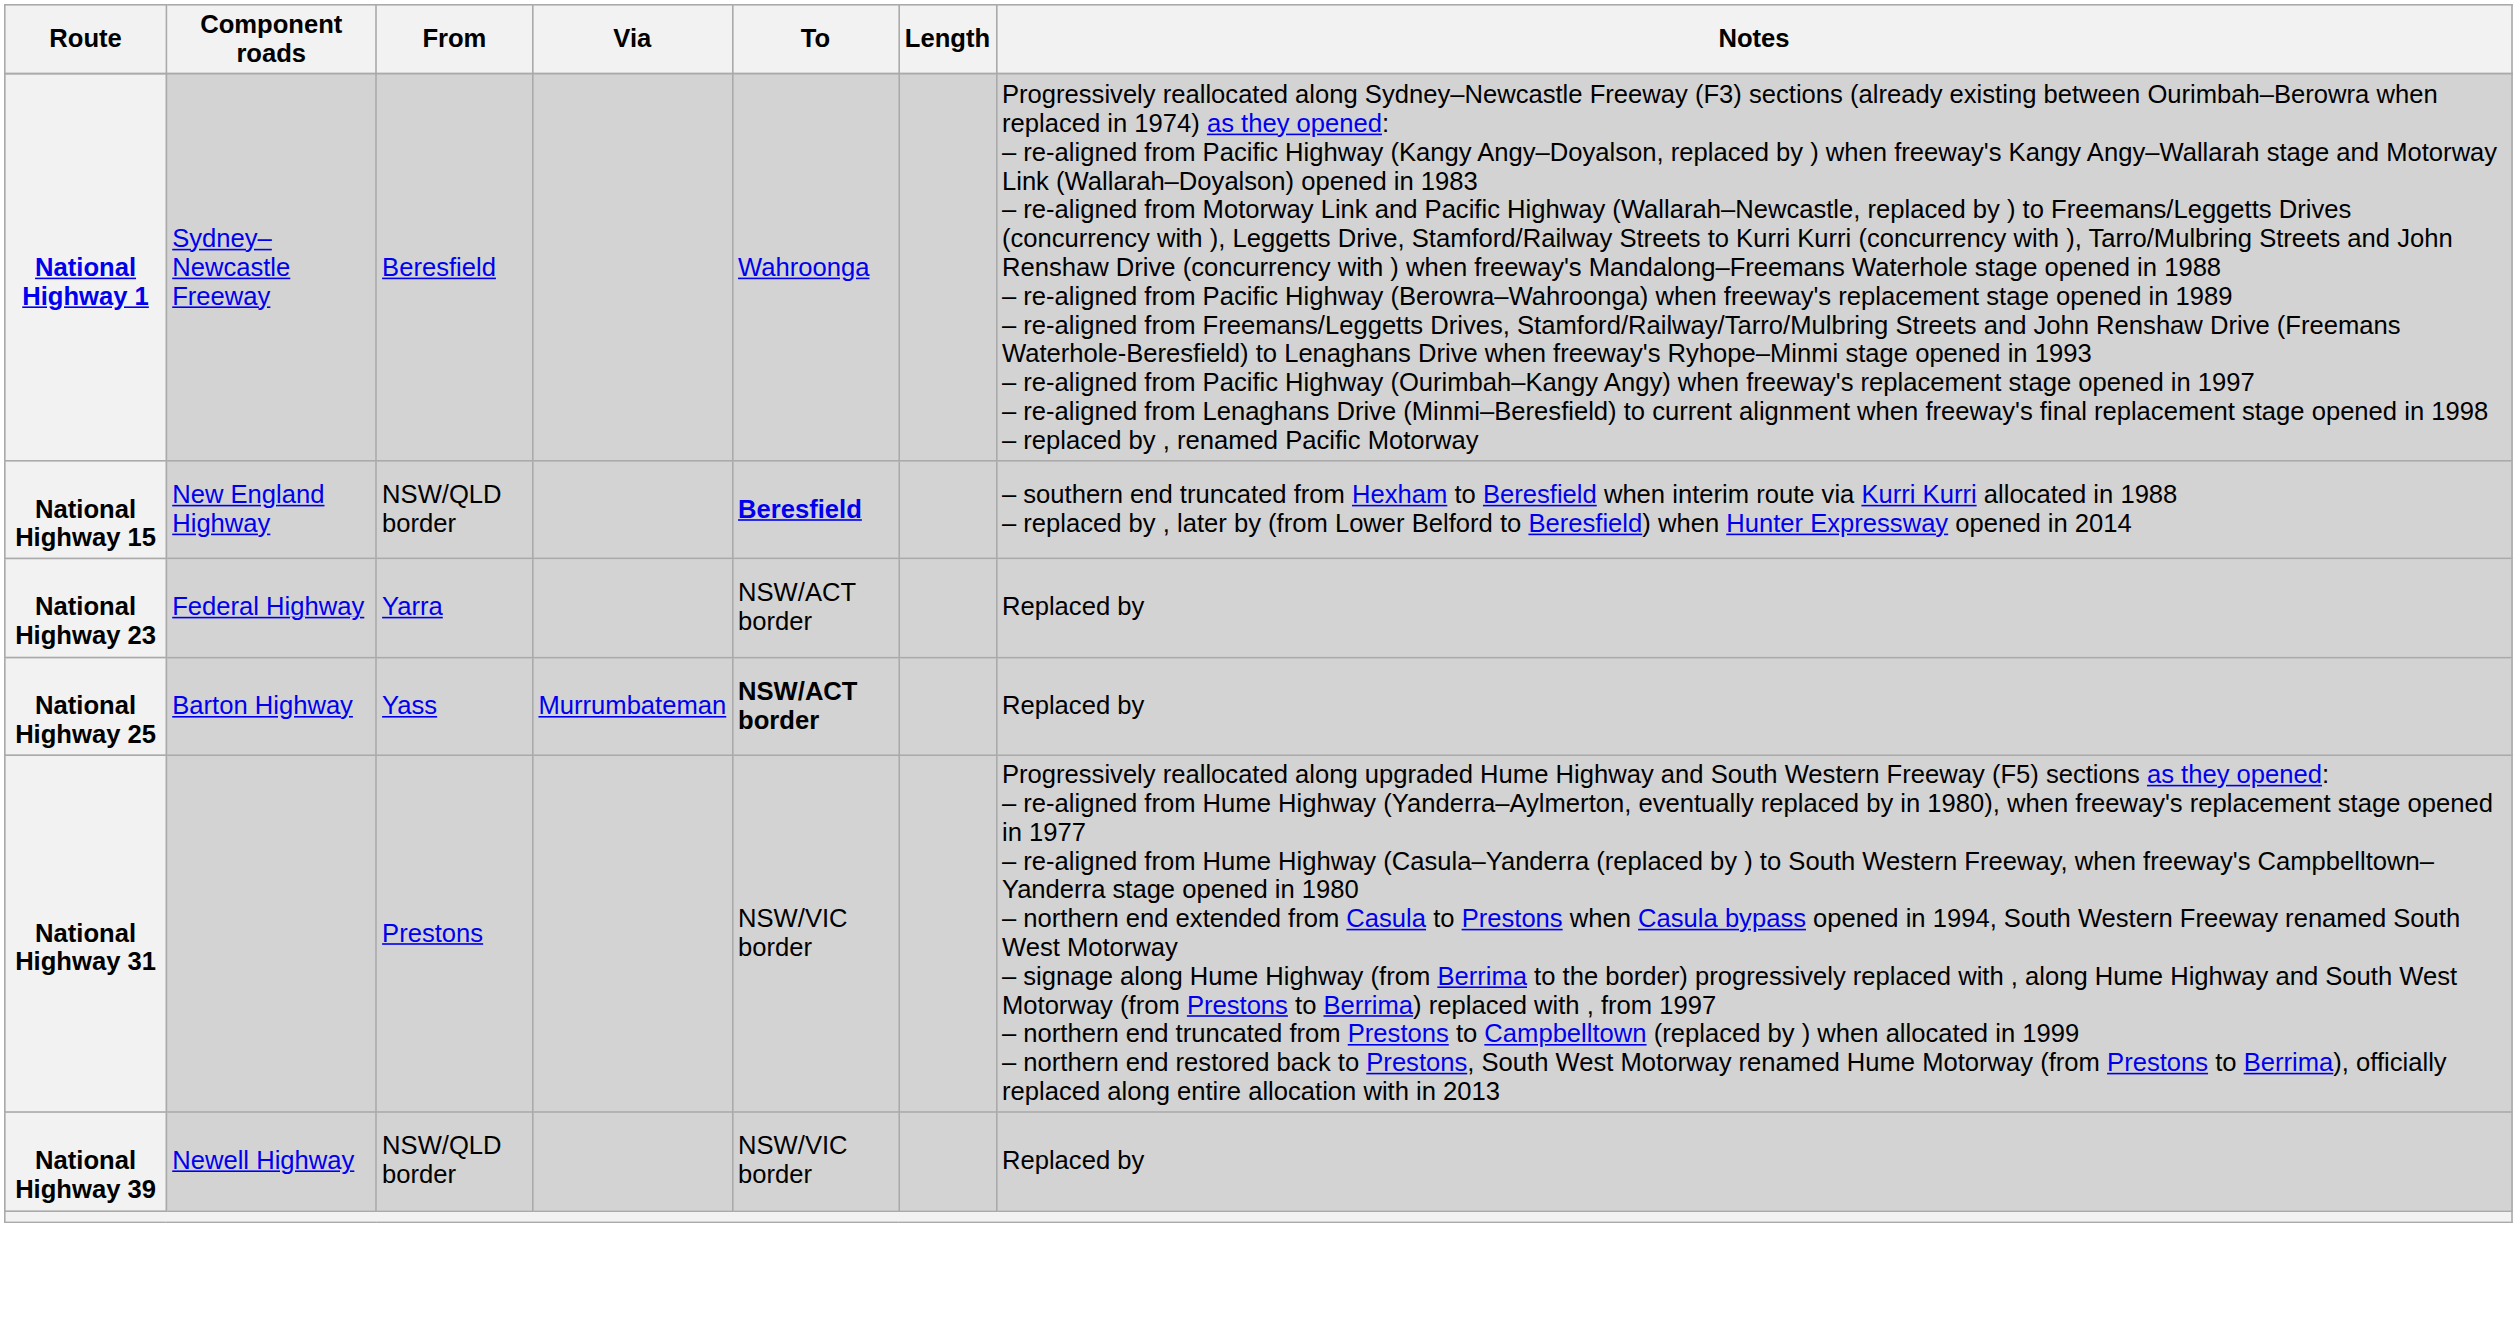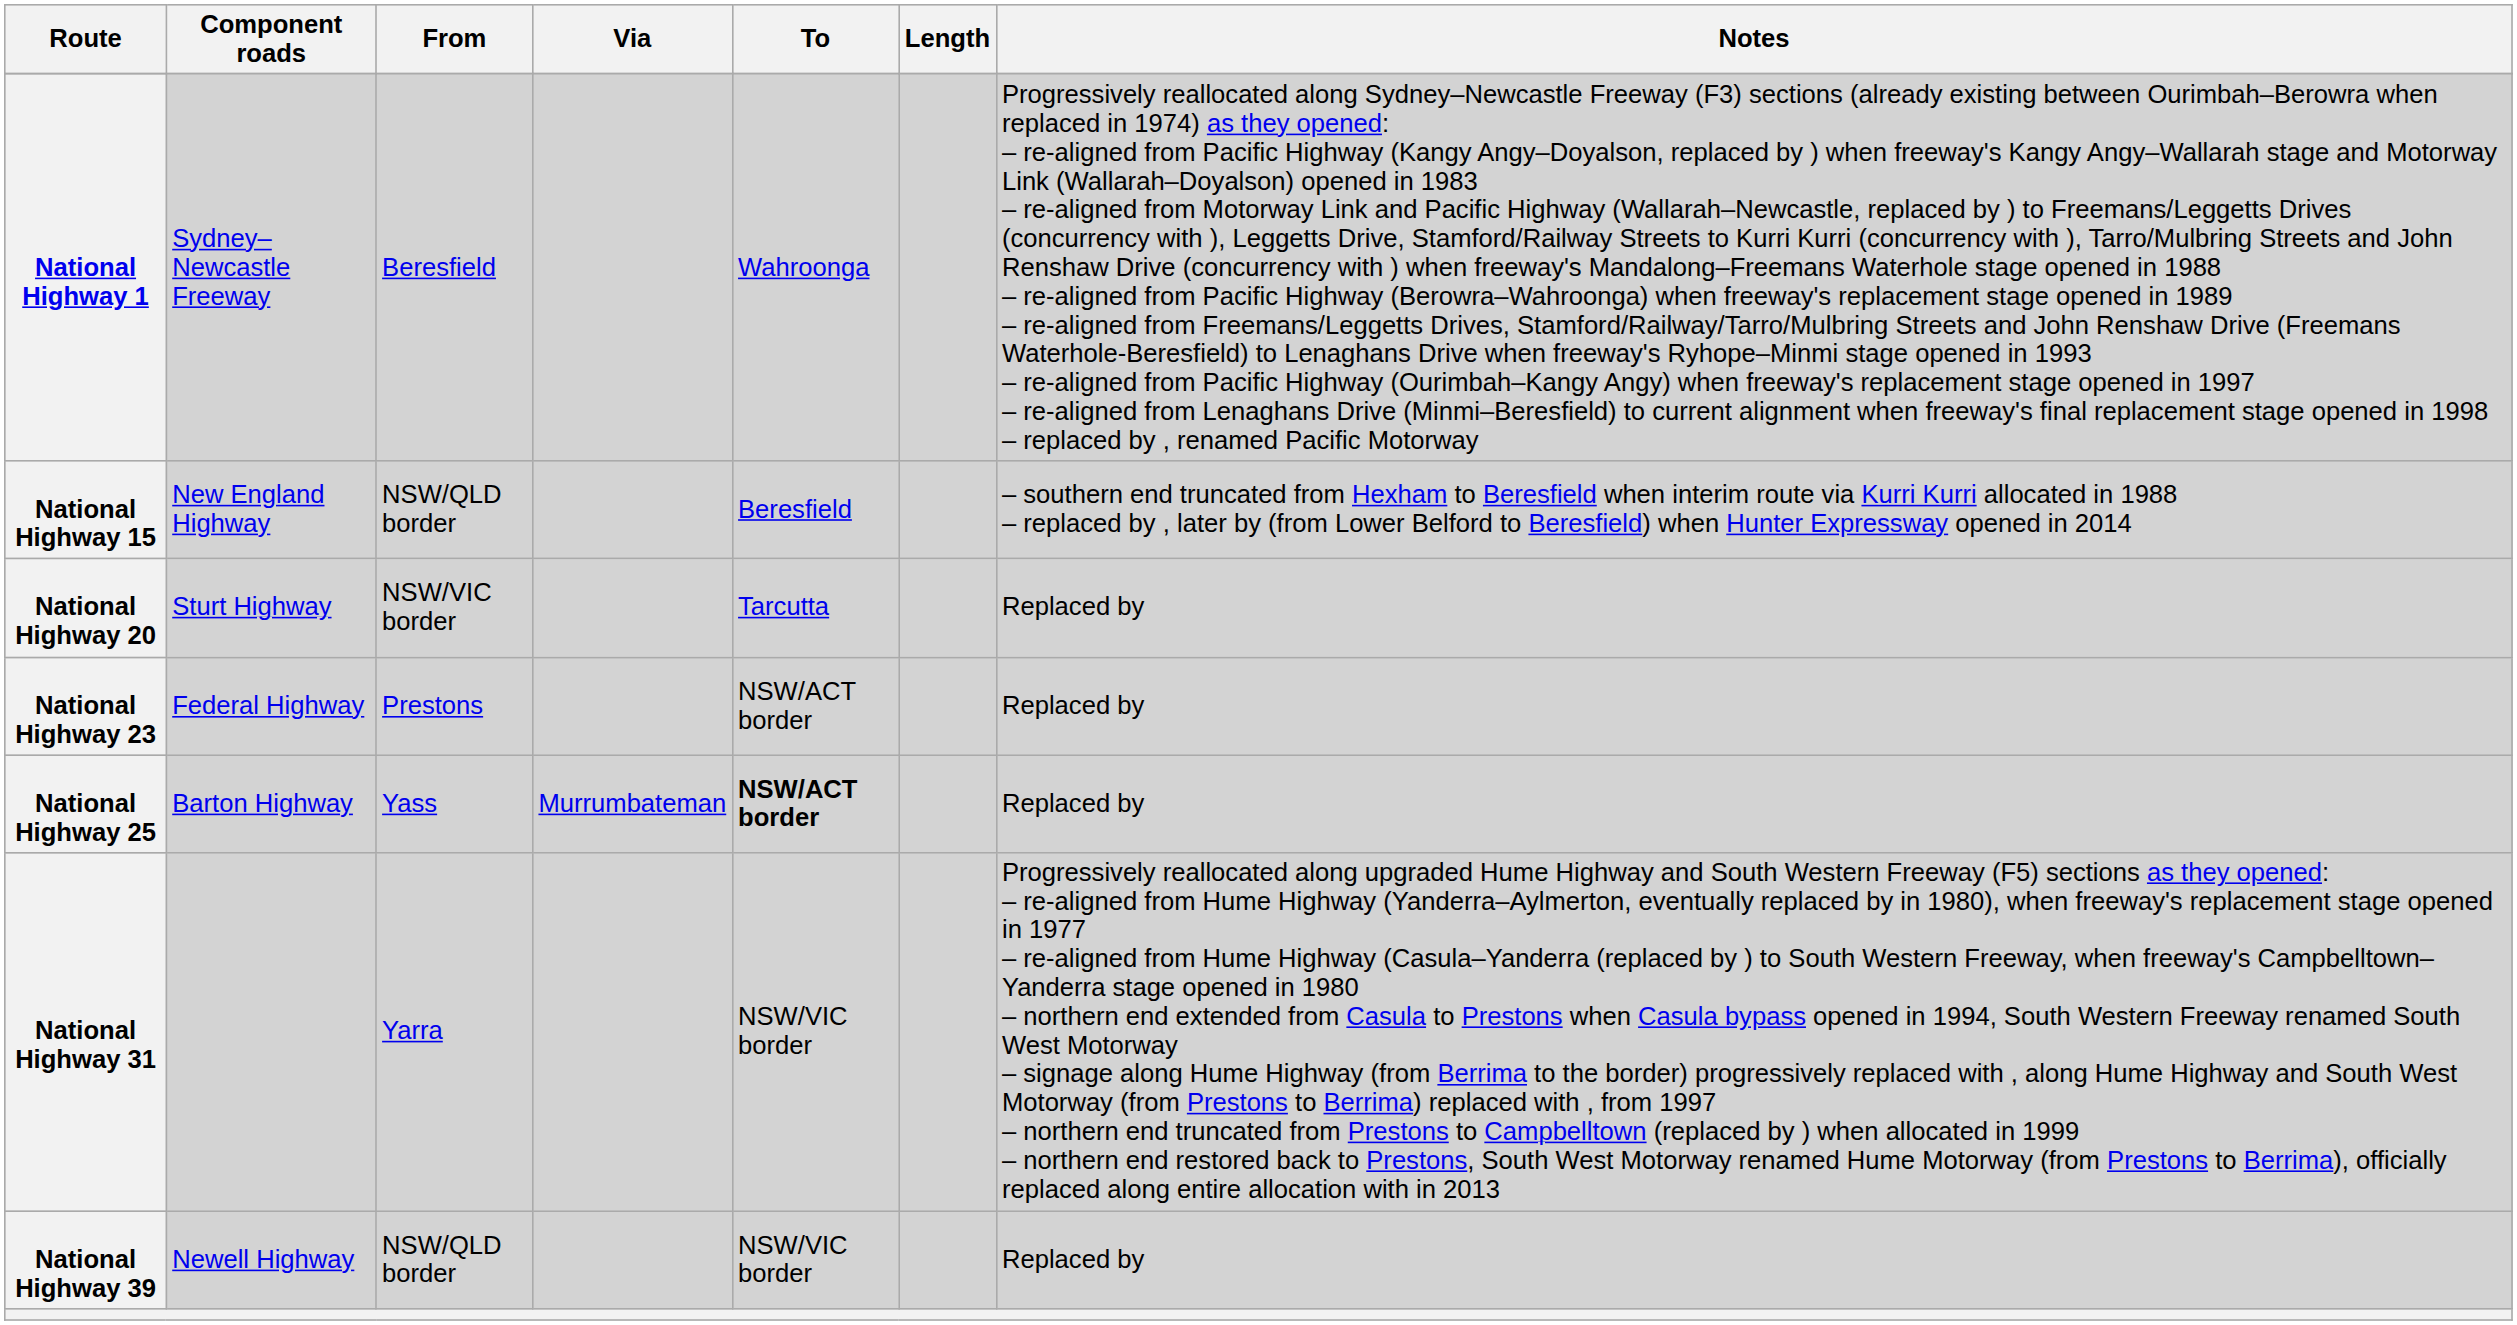(800, 509) bold -> (795, 509) normal
+ row: (86, 621)
(412, 607) Yarra -> (433, 705) Prestons
(433, 933) Prestons -> (412, 1031) Yarra
